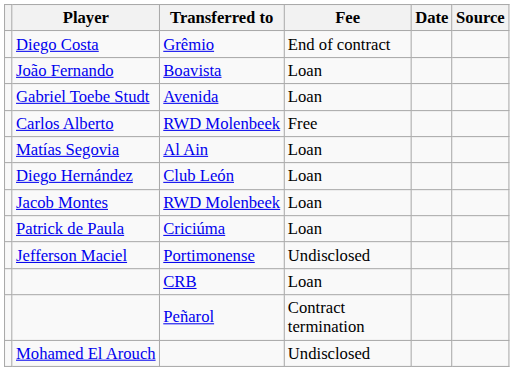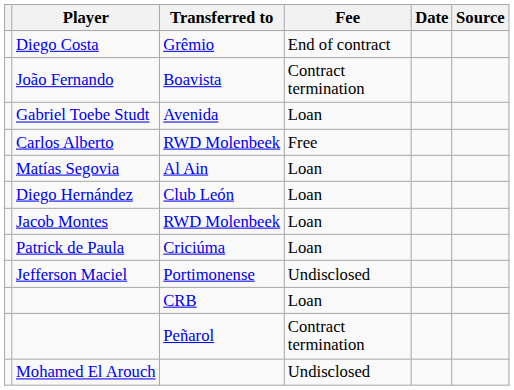(305, 70) Loan -> (326, 79) Contract termination
